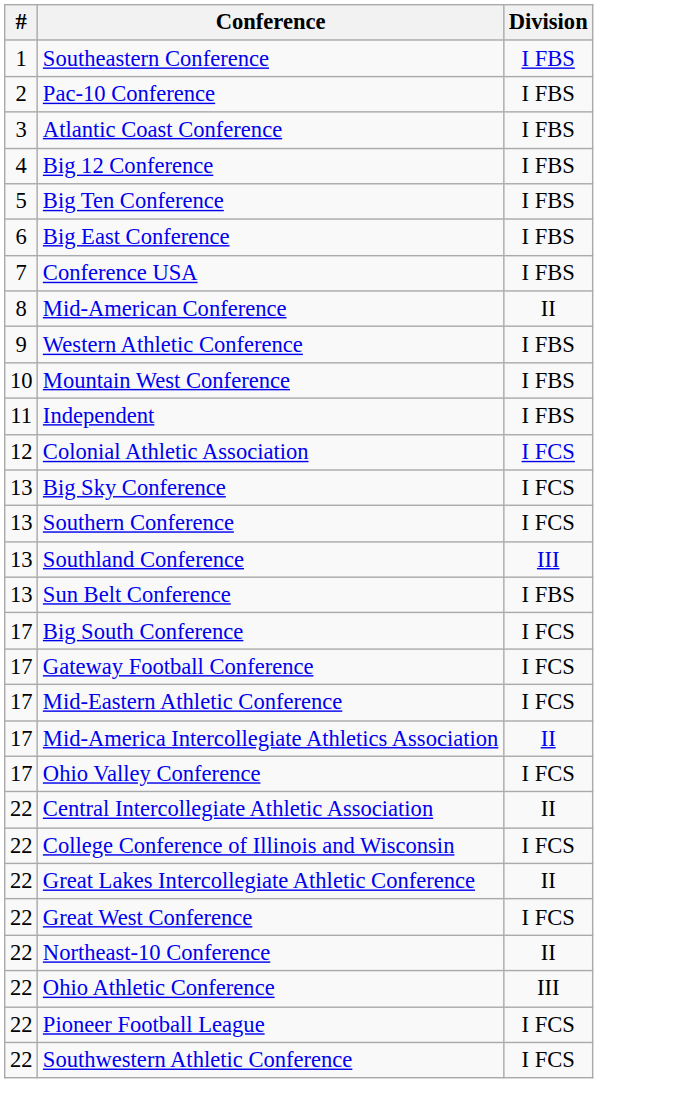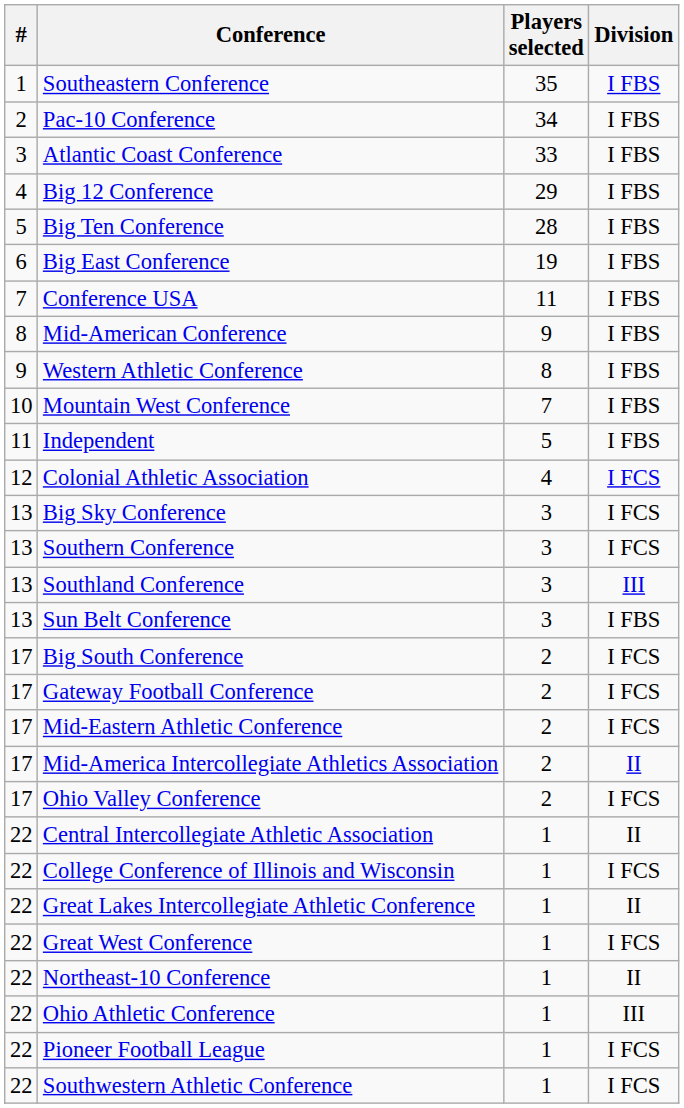+ column: (546, 35)
(548, 308) II -> (634, 333) I FBS
